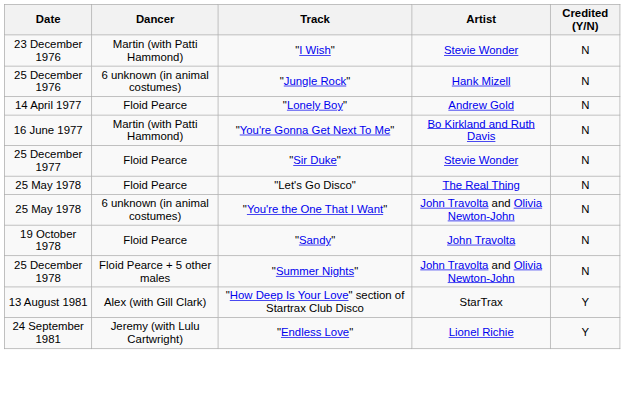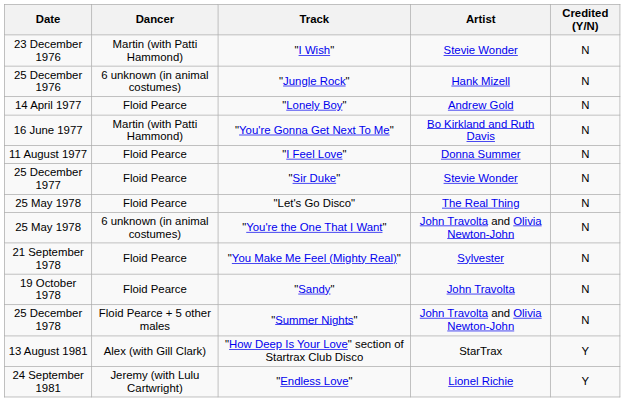+ row: (314, 154)
+ row: (314, 258)
